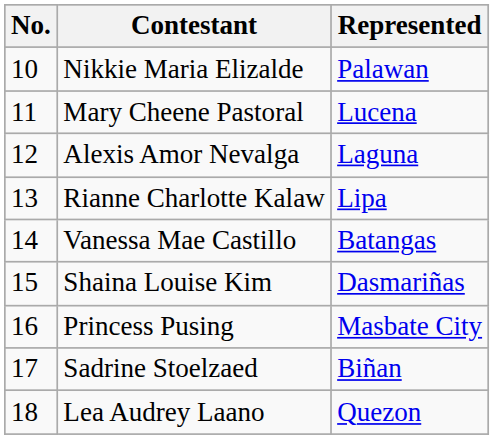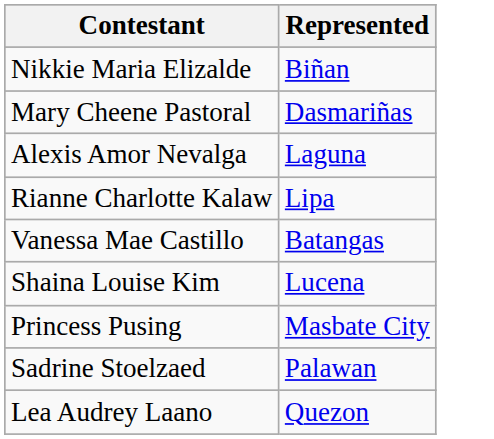- column: (31, 25)
(383, 68) Palawan -> (317, 68) Biñan
(377, 111) Lucena -> (349, 111) Dasmariñas
(401, 283) Dasmariñas -> (325, 283) Lucena
(369, 369) Biñan -> (331, 369) Palawan
